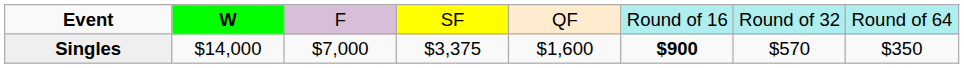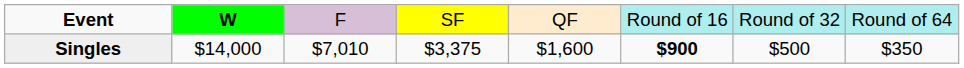(340, 49) $7,000 -> (340, 49) $7,010
(790, 49) $570 -> (790, 49) $500
